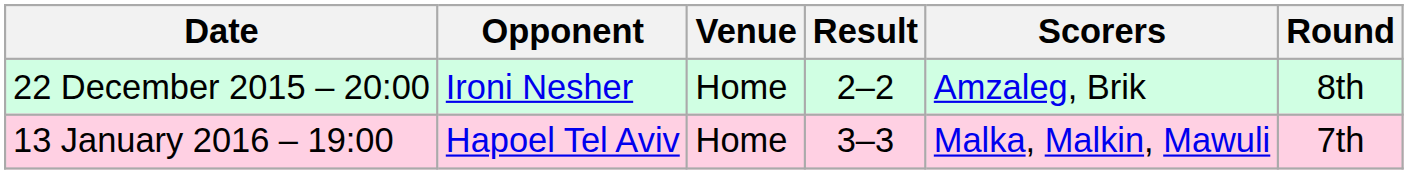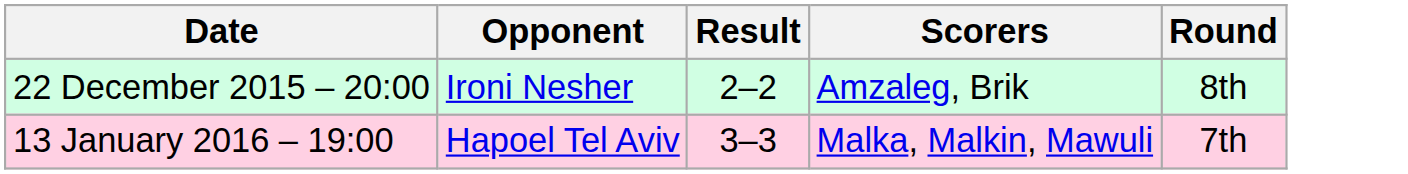- column: (746, 31)
